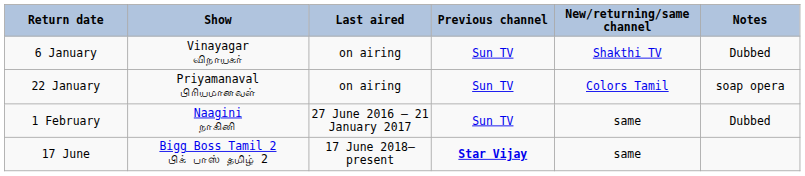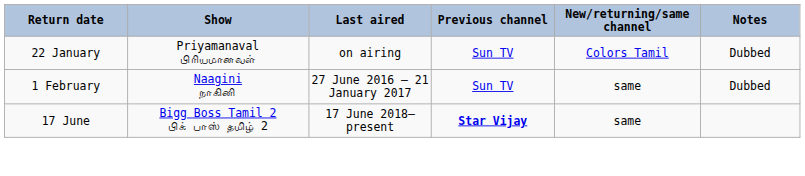- row: (66, 53)
(750, 87) soap opera -> (750, 53) Dubbed
